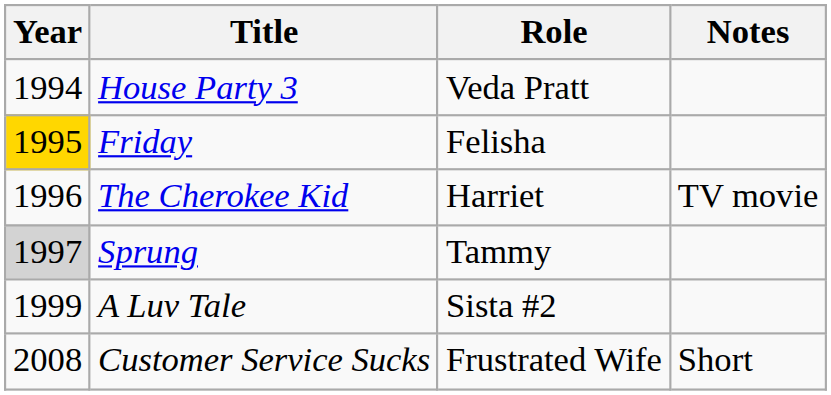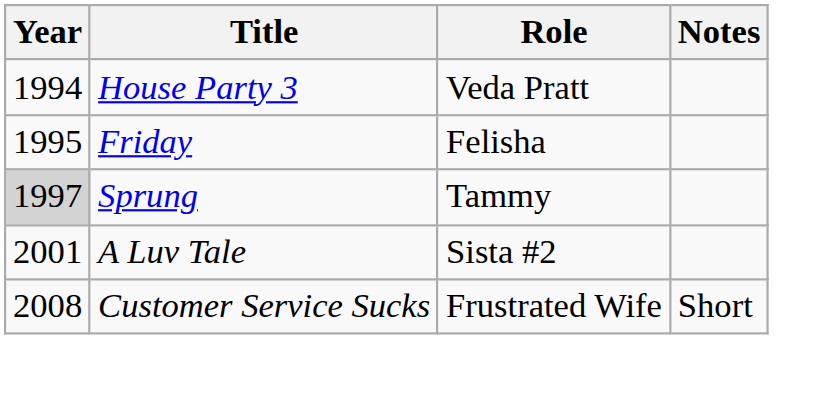(48, 141) gold background -> (48, 141) no background
- row: (223, 196)
(48, 305) 1999 -> (48, 251) 2001
